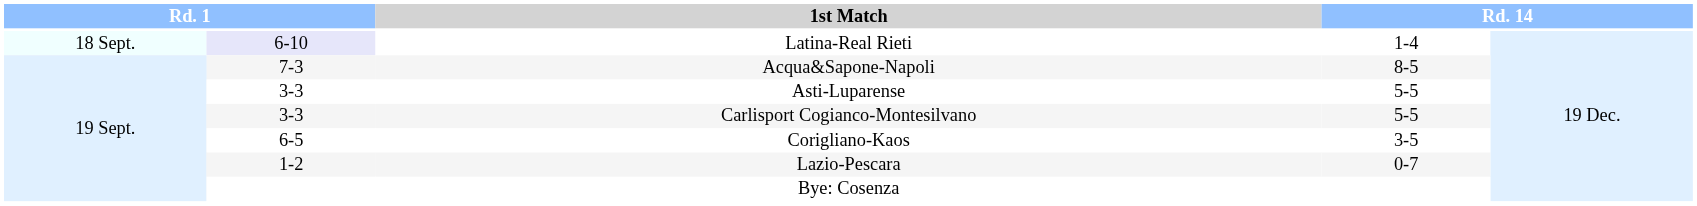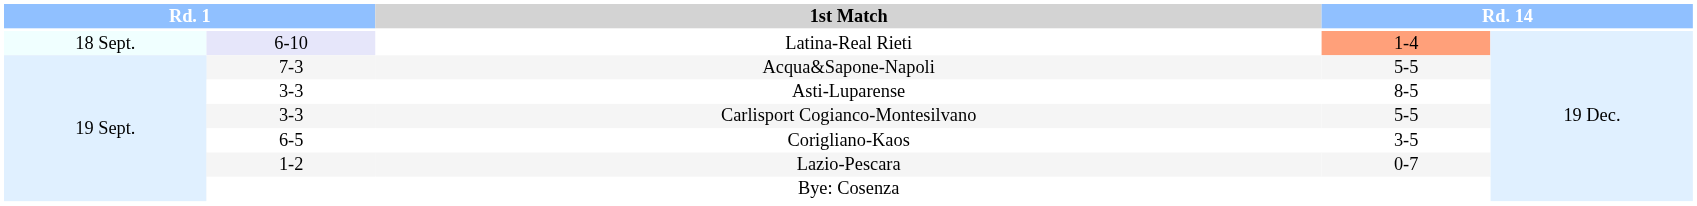(1406, 42) no background -> (1406, 42) lightsalmon background
(1406, 67) 8-5 -> (1406, 67) 5-5
(1406, 91) 5-5 -> (1406, 91) 8-5
